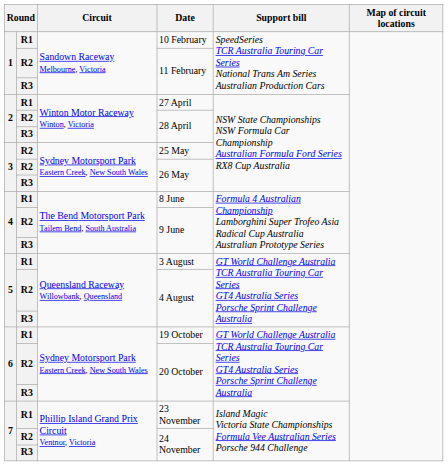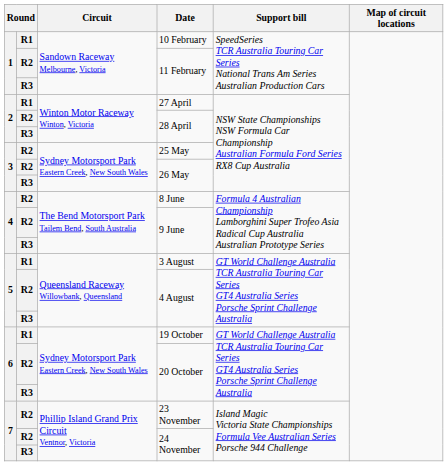(27, 199) R1 -> (27, 199) R2
(27, 414) R1 -> (27, 414) R2
